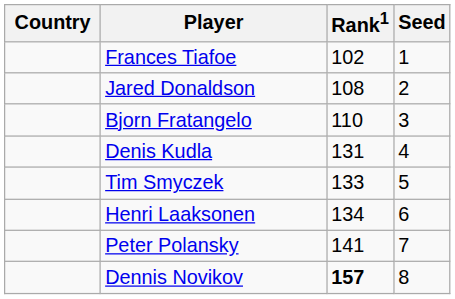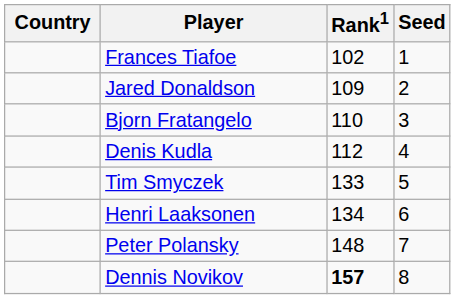(348, 88) 108 -> (348, 88) 109
(348, 151) 131 -> (347, 151) 112
(348, 245) 141 -> (348, 245) 148
